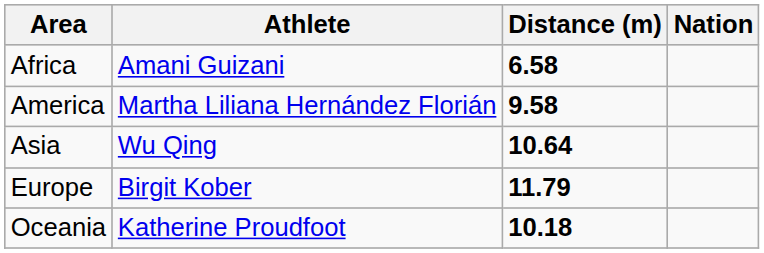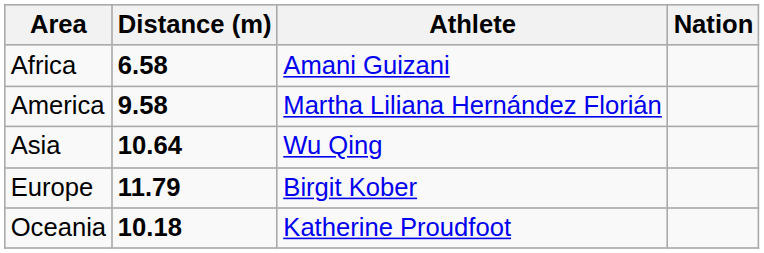columns swapped: (585, 24) <-> (307, 24)
